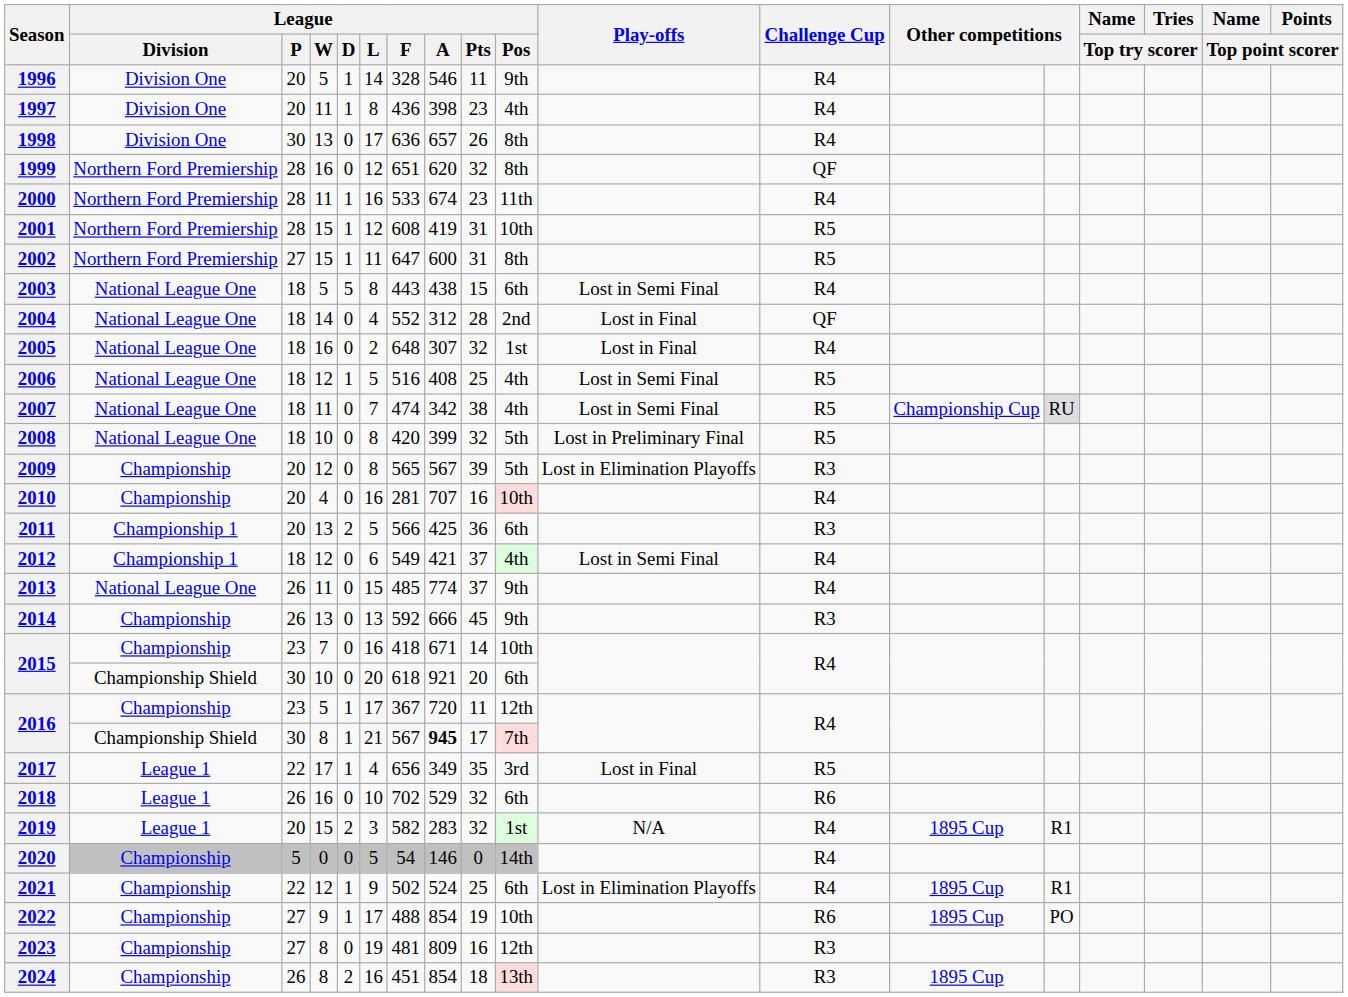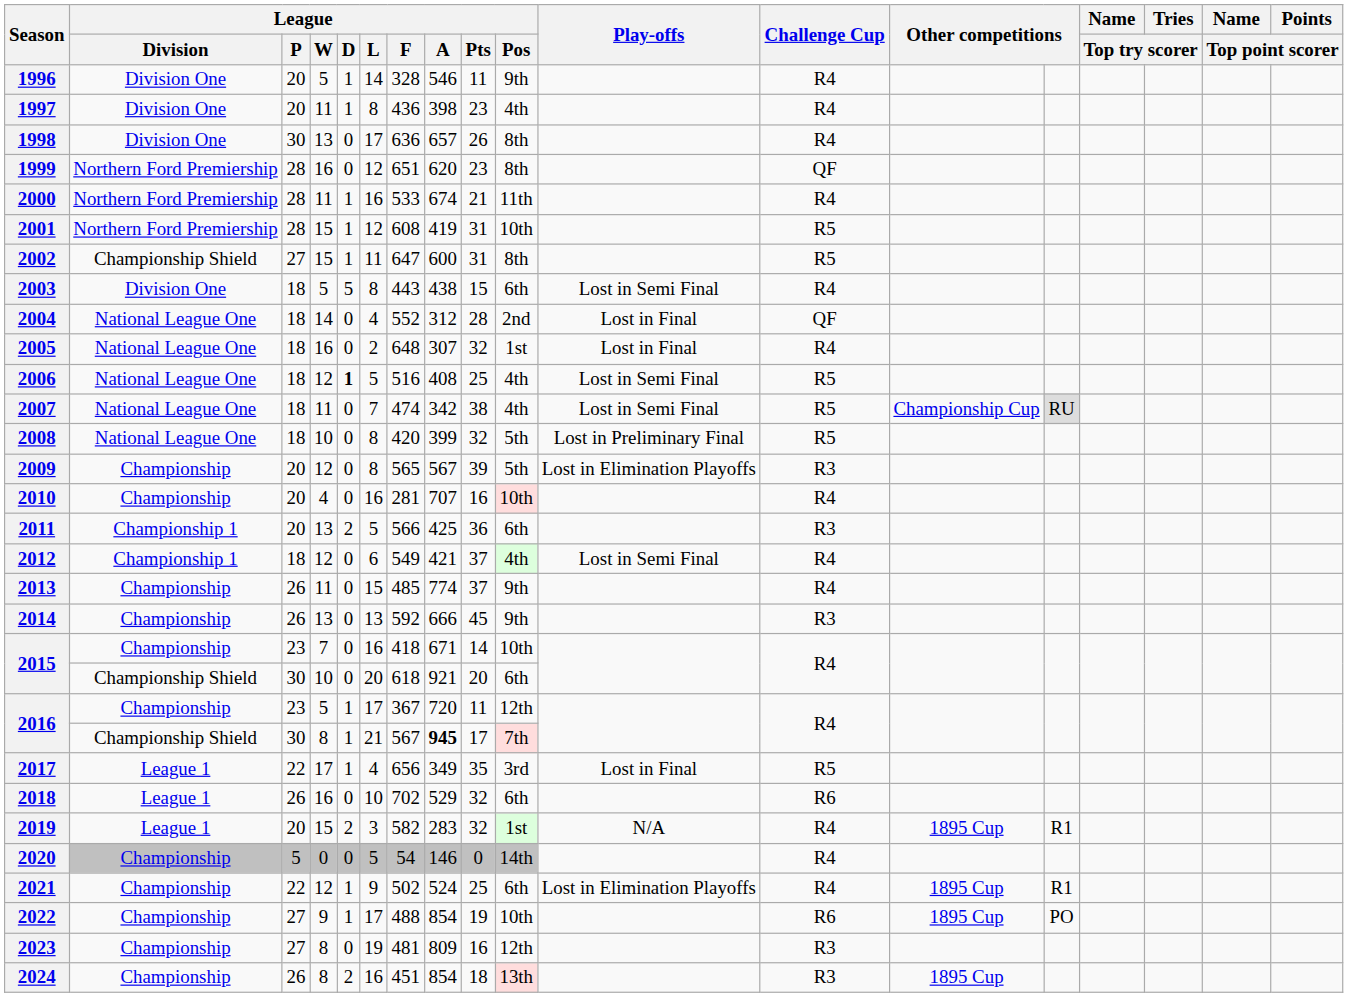(478, 169) 32 -> (478, 169) 23
(478, 199) 23 -> (478, 199) 21
(176, 259) Northern Ford Premiership -> (175, 259) Championship Shield
(175, 288) National League One -> (176, 288) Division One
(348, 378) normal -> (348, 378) bold
(175, 588) National League One -> (176, 588) Championship
